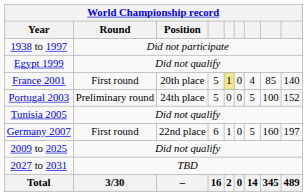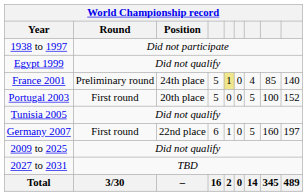(115, 81) First round -> (115, 81) Preliminary round
(182, 81) 20th place -> (182, 81) 24th place
(115, 98) Preliminary round -> (115, 98) First round
(182, 98) 24th place -> (182, 98) 20th place
